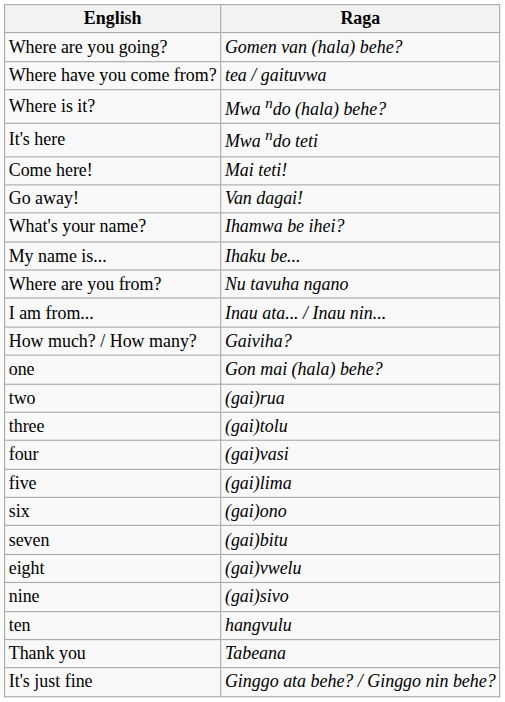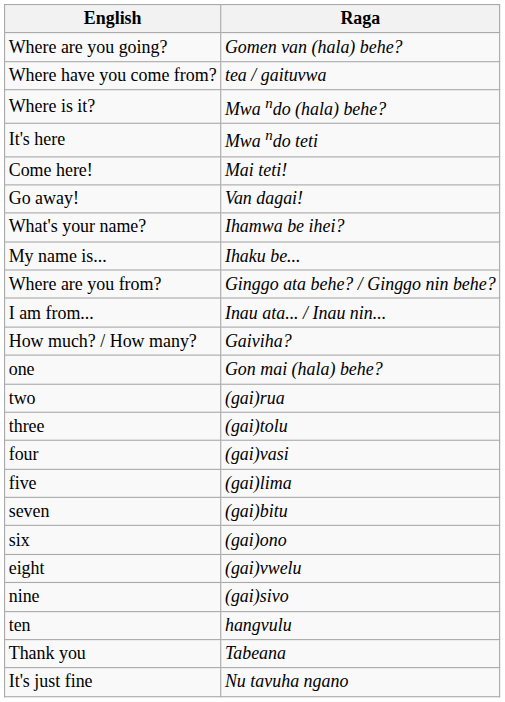(287, 284) Nu tavuha ngano -> (360, 284) Ginggo ata behe? / Ginggo nin behe?
rows swapped: (19, 511) <-> (29, 539)
(360, 682) Ginggo ata behe? / Ginggo nin behe? -> (287, 682) Nu tavuha ngano
